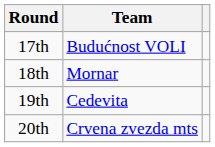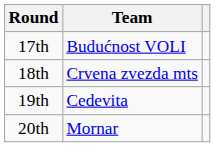(92, 73) Mornar -> (132, 73) Crvena zvezda mts
(132, 127) Crvena zvezda mts -> (92, 127) Mornar
